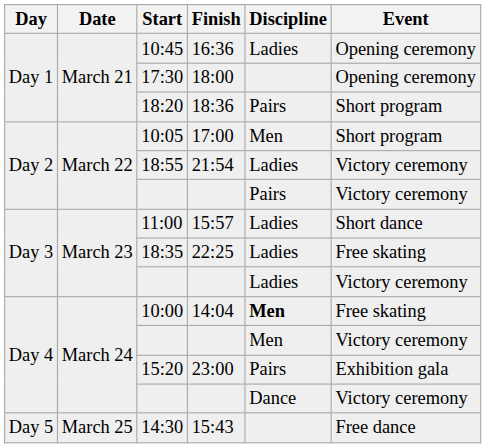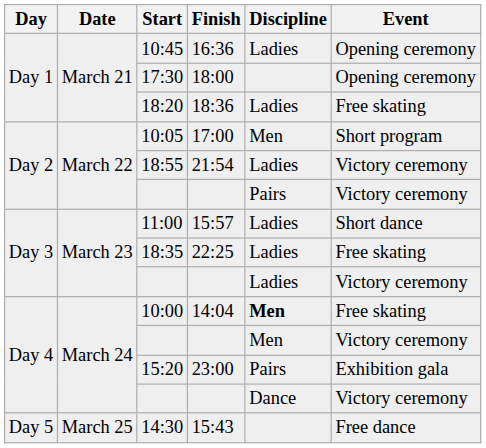(268, 106) Pairs -> (274, 106) Ladies
(389, 106) Short program -> (381, 106) Free skating
